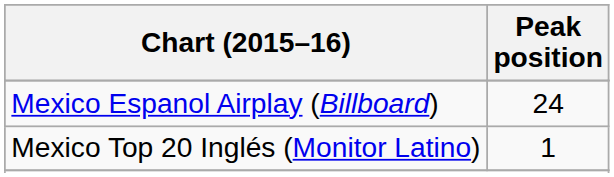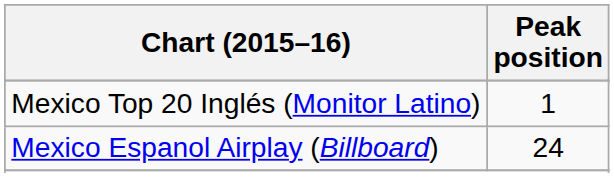rows swapped: (225, 103) <-> (246, 147)
